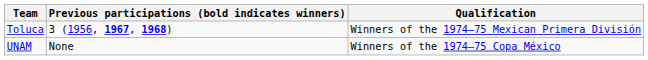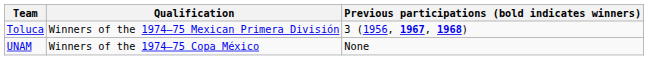columns swapped: (496, 13) <-> (197, 13)
